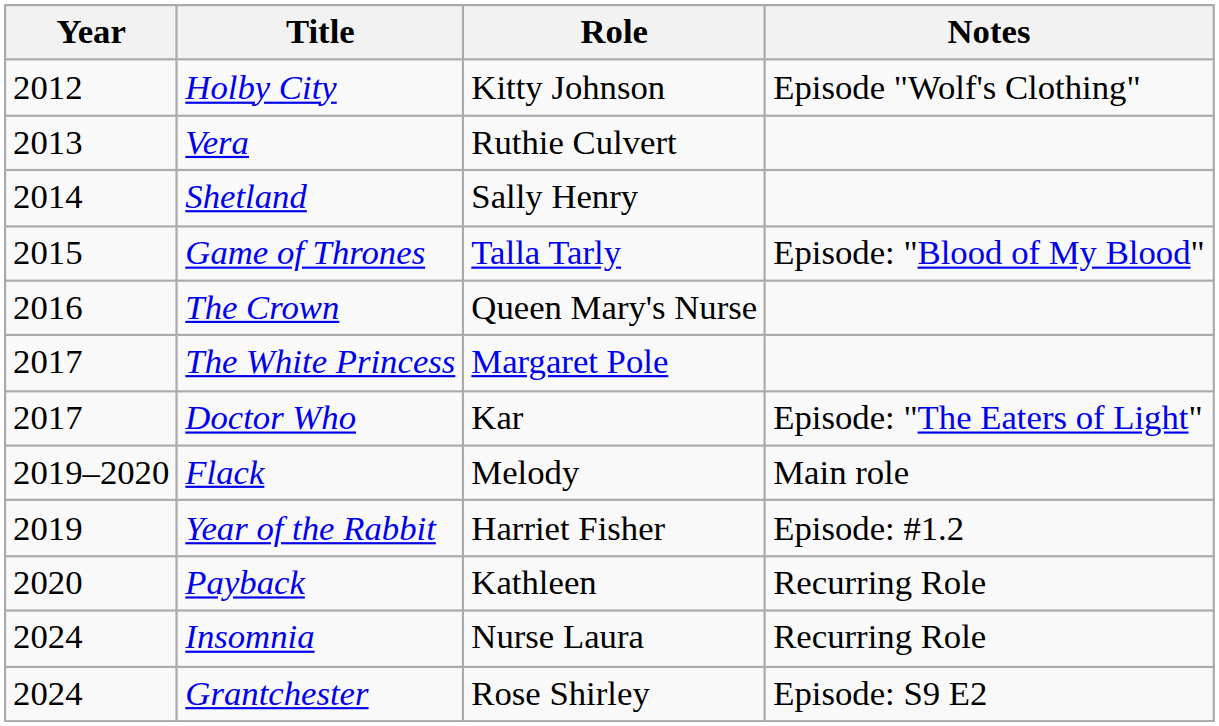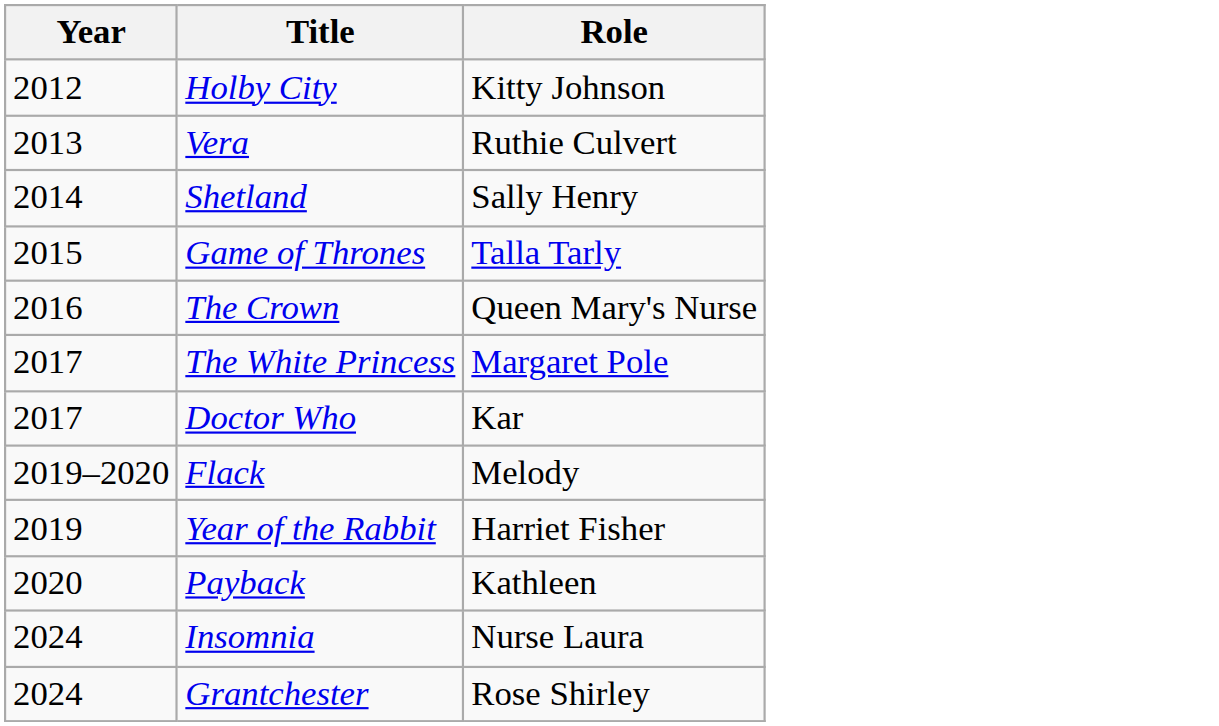- column: (989, 32)
